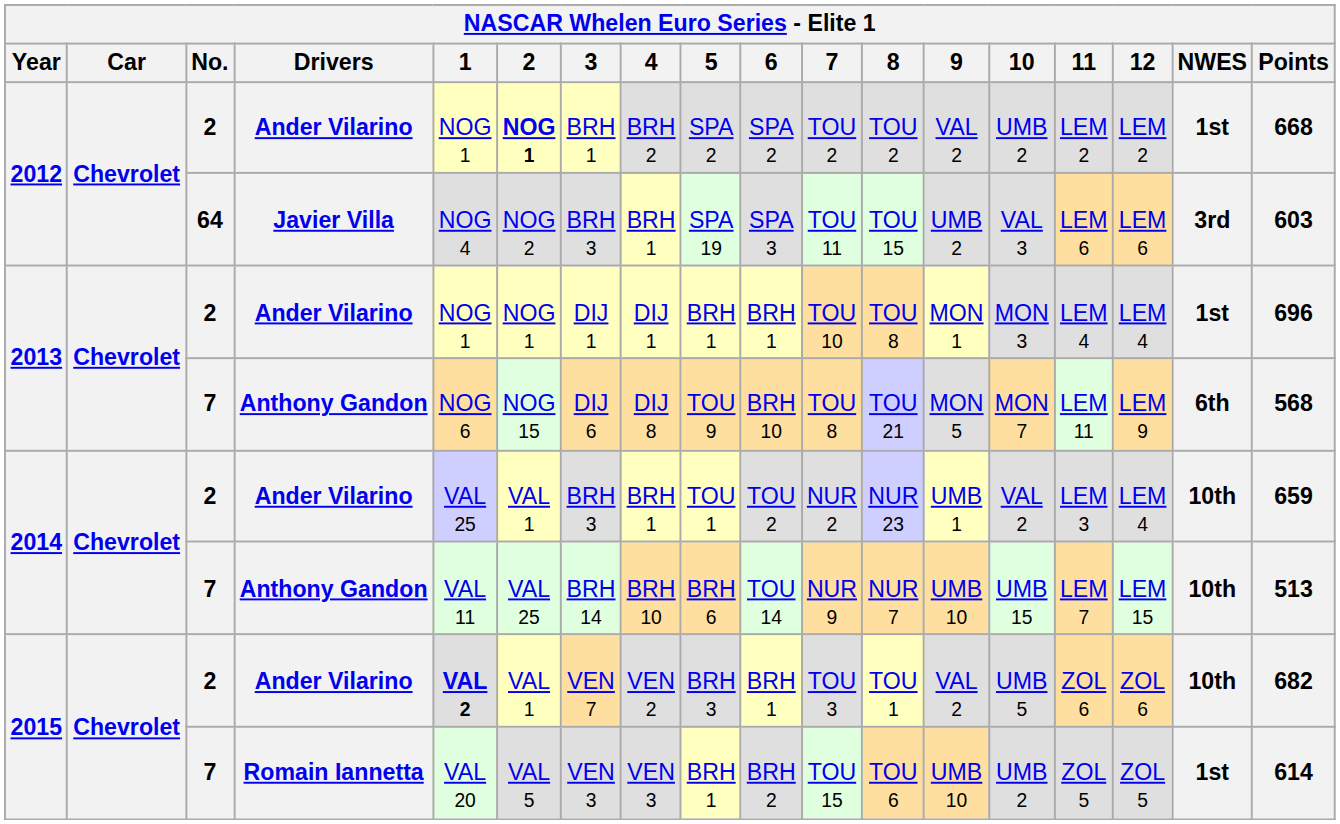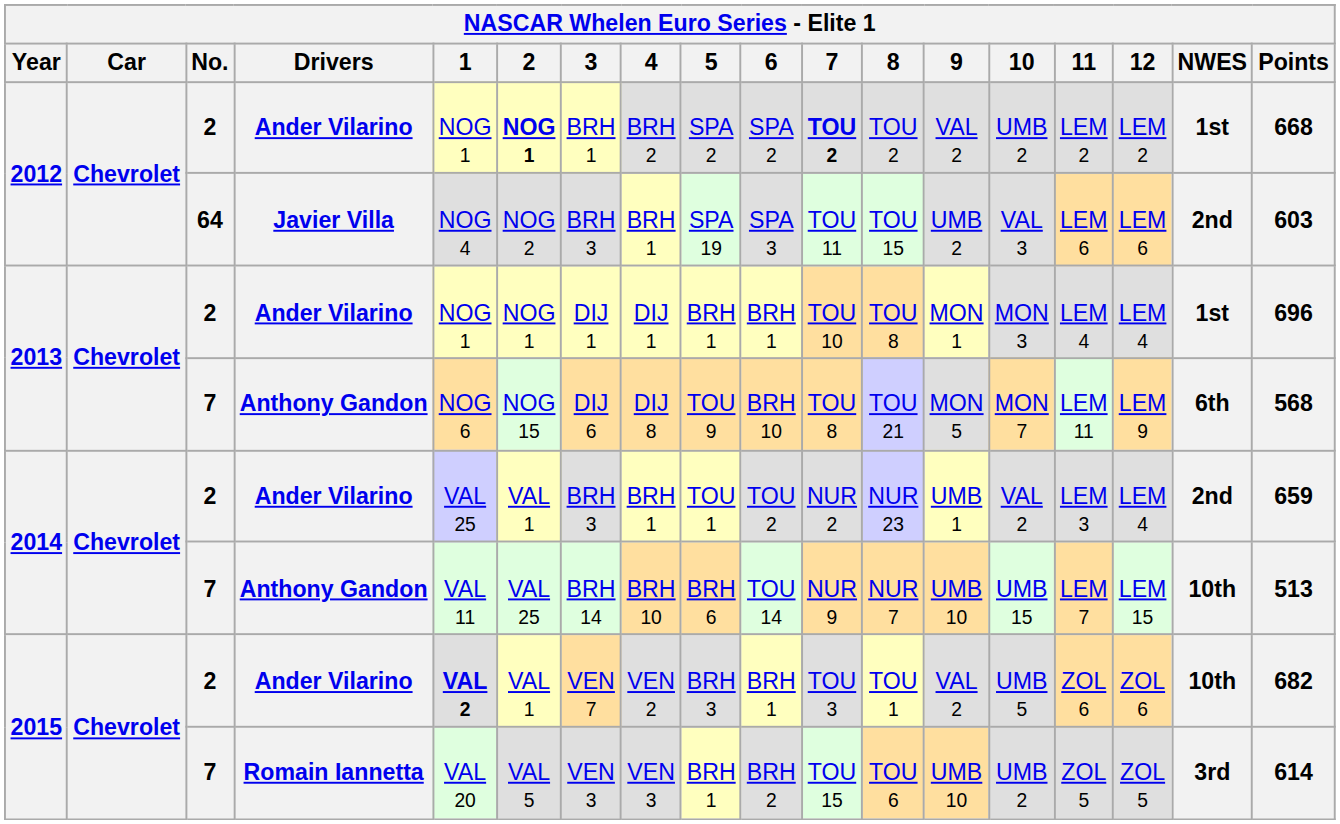(832, 140) normal -> (832, 141) bold
(1212, 220) 3rd -> (1212, 220) 2nd
(1212, 496) 10th -> (1212, 496) 2nd
(1212, 773) 1st -> (1212, 773) 3rd
